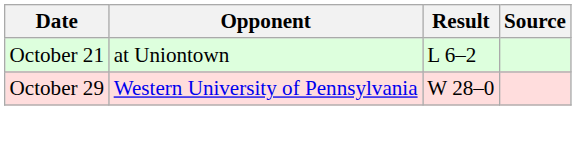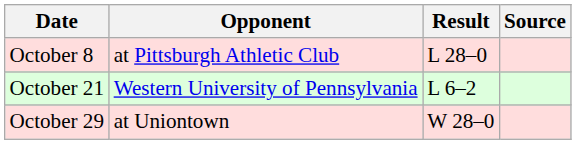+ row: (51, 54)
(171, 54) at Uniontown -> (266, 88) Western University of Pennsylvania
(266, 88) Western University of Pennsylvania -> (171, 121) at Uniontown
